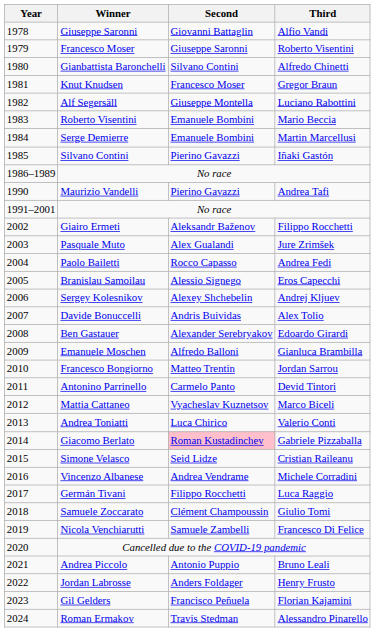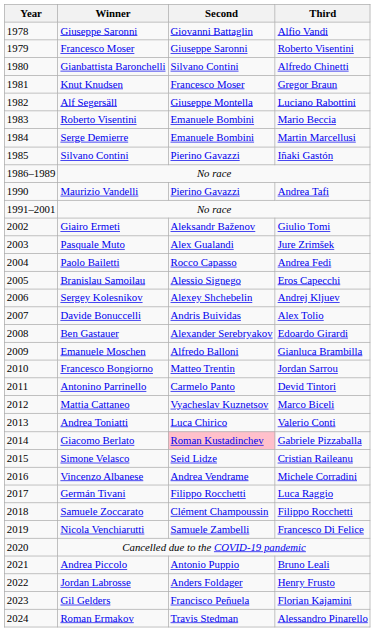(315, 227) Filippo Rocchetti -> (304, 227) Giulio Tomi
(304, 511) Giulio Tomi -> (315, 511) Filippo Rocchetti
